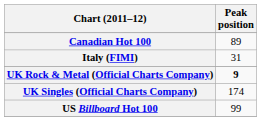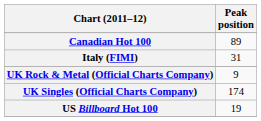(236, 74) bold -> (236, 74) normal
(236, 108) 99 -> (236, 108) 19
